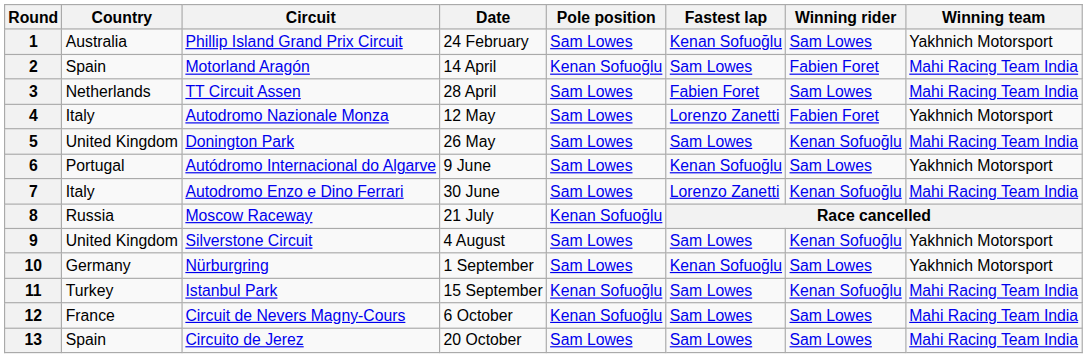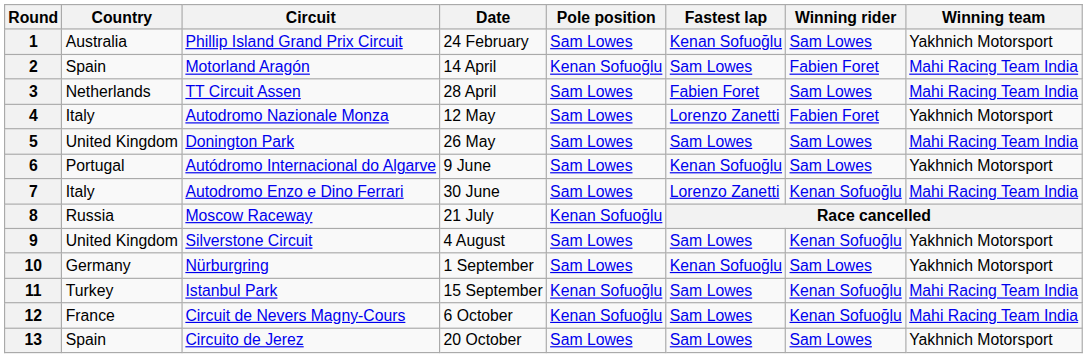(846, 141) Kenan Sofuoğlu -> (831, 141) Sam Lowes
(831, 315) Sam Lowes -> (846, 315) Kenan Sofuoğlu
(994, 340) Mahi Racing Team India -> (981, 340) Yakhnich Motorsport
